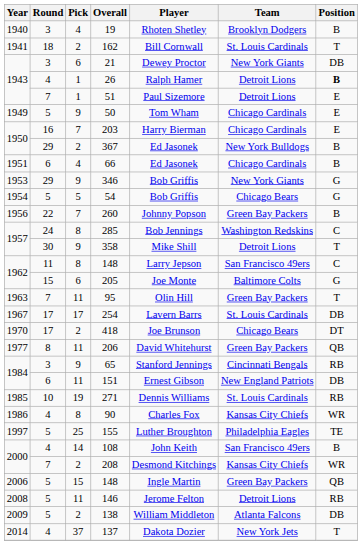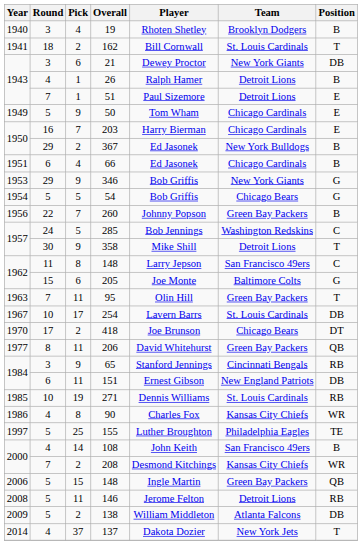(337, 79) bold -> (337, 79) normal
(78, 230) 8 -> (78, 230) 5
(48, 314) 17 -> (48, 314) 10
